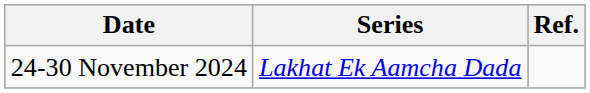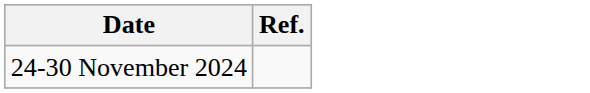- column: (390, 25)
